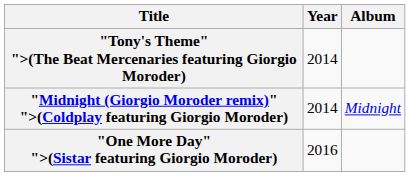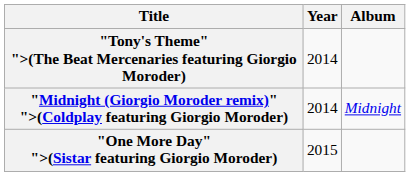(322, 150) 2016 -> (322, 150) 2015
